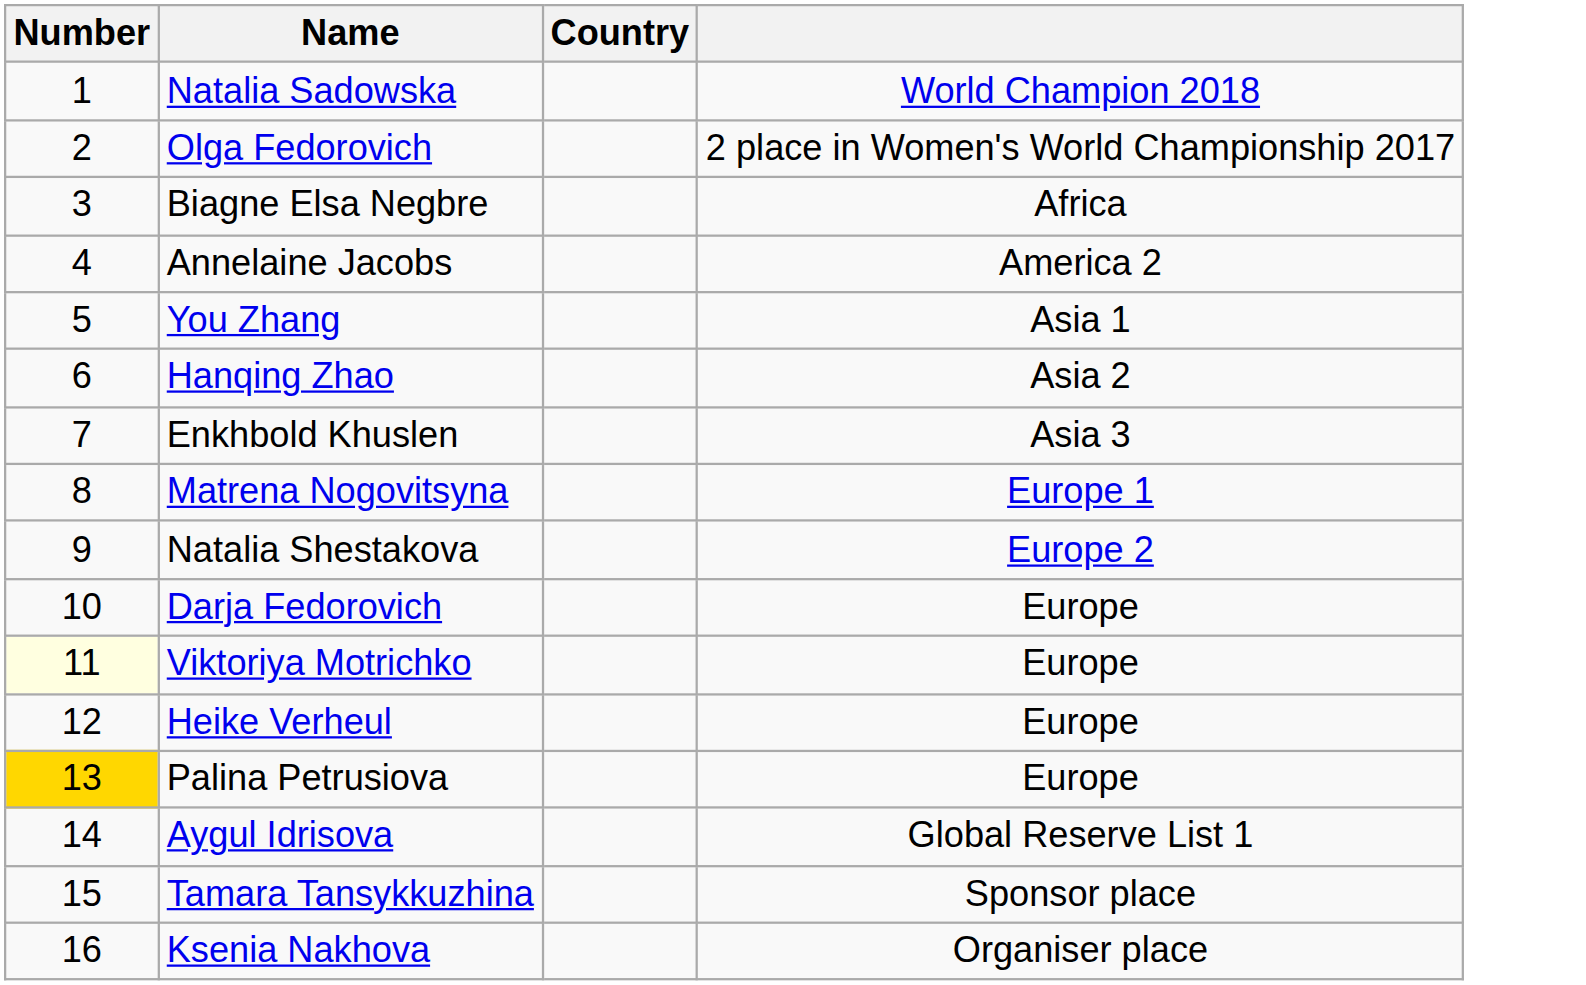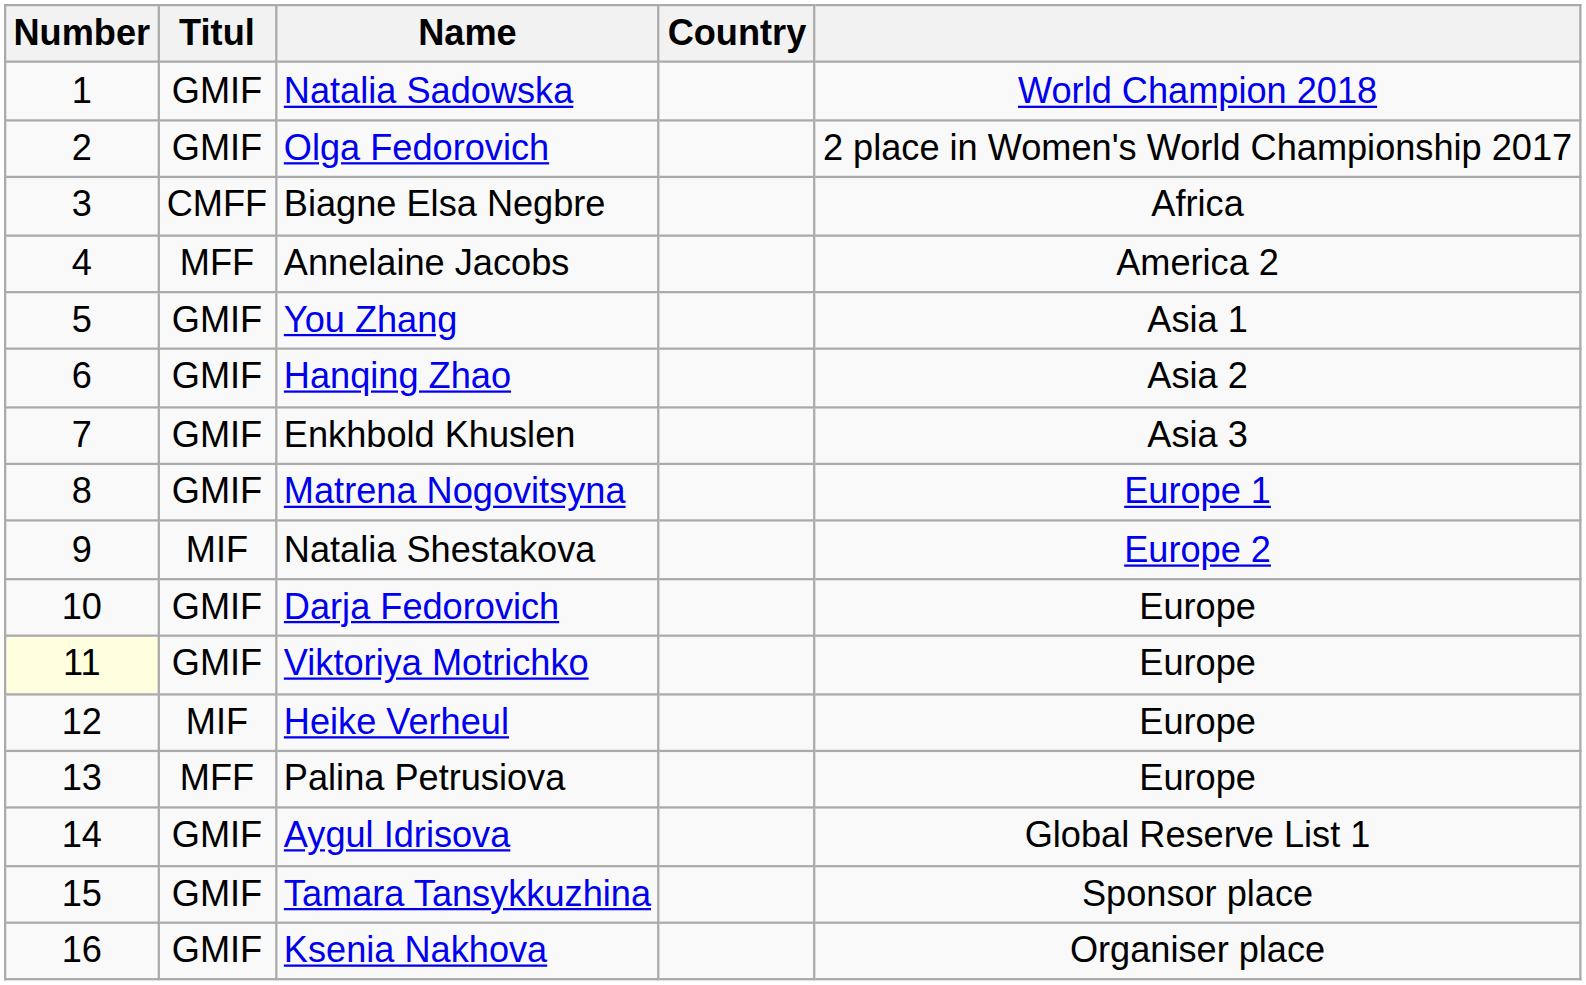+ column: (217, 33)
(82, 778) gold background -> (82, 778) no background
